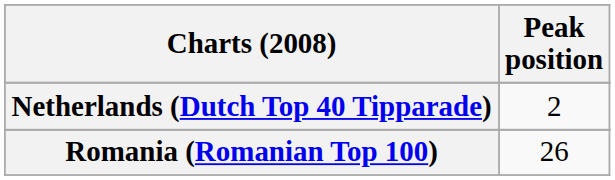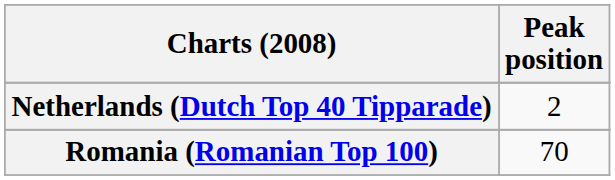(554, 151) 26 -> (554, 151) 70
